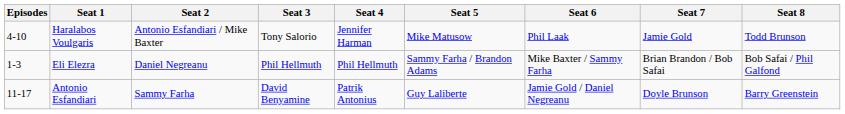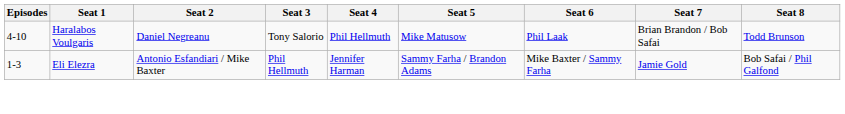(191, 36) Antonio Esfandiari / Mike Baxter -> (173, 36) Daniel Negreanu
(354, 36) Jennifer Harman -> (360, 36) Phil Hellmuth
(667, 36) Jamie Gold -> (683, 36) Brian Brandon / Bob Safai
(171, 65) Daniel Negreanu -> (193, 65) Antonio Esfandiari / Mike Baxter
(367, 65) Phil Hellmuth -> (347, 65) Jennifer Harman
(688, 65) Brian Brandon / Bob Safai -> (662, 65) Jamie Gold
- row: (74, 94)
